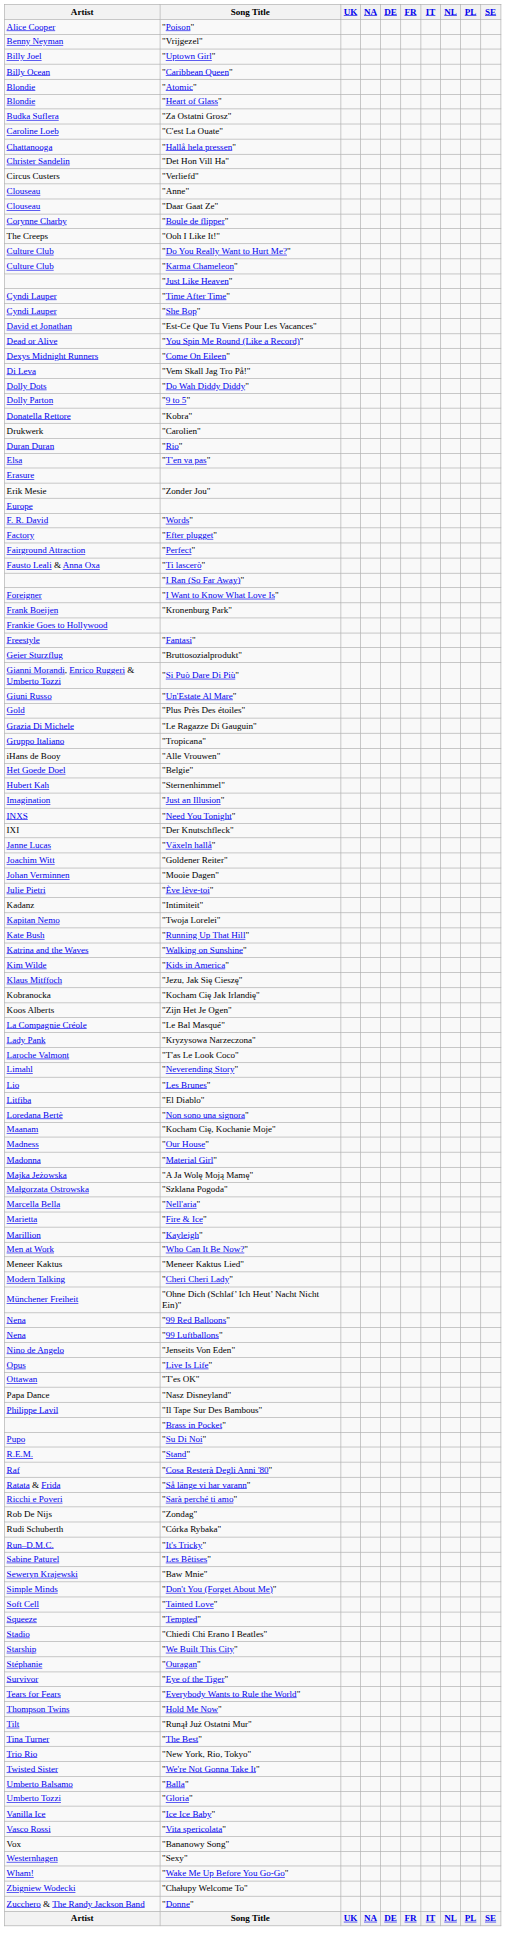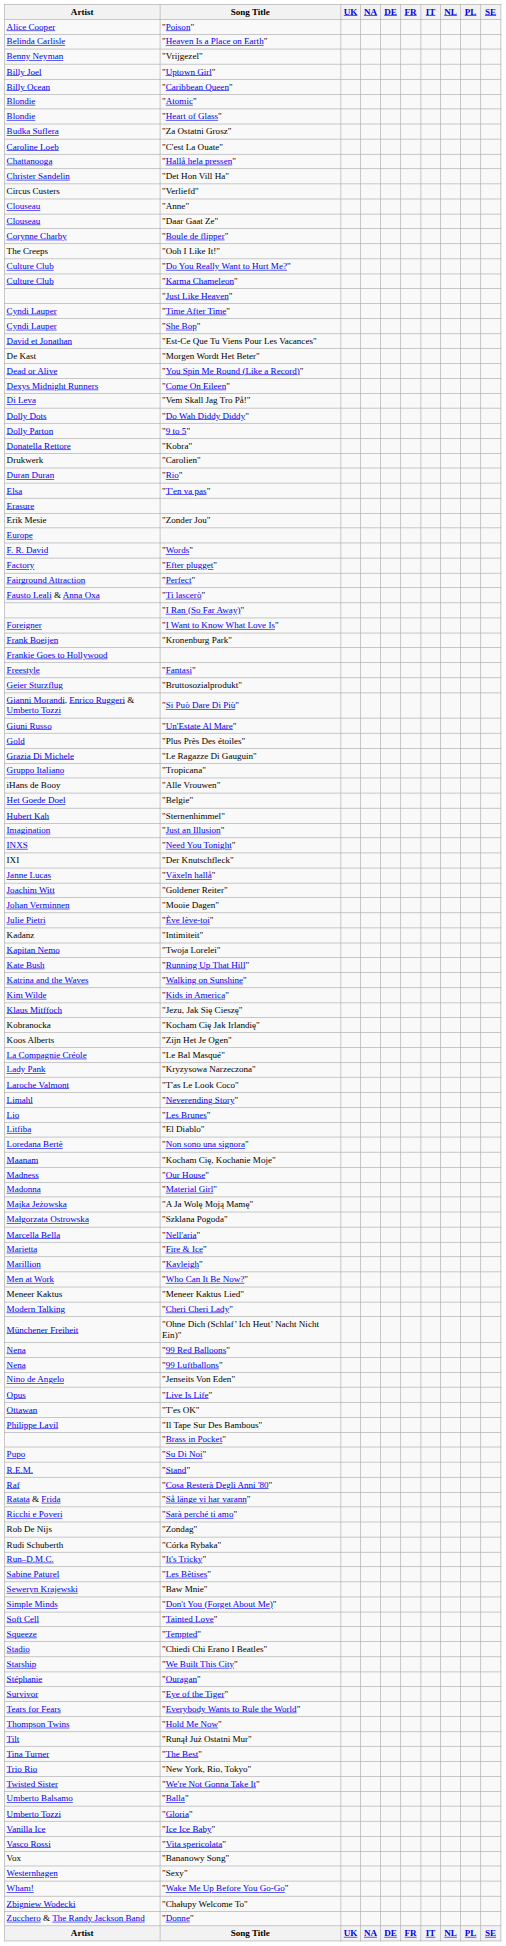+ row: (36, 41)
+ row: (21, 356)
- row: (28, 1394)
